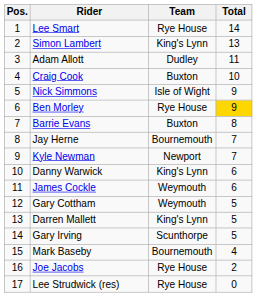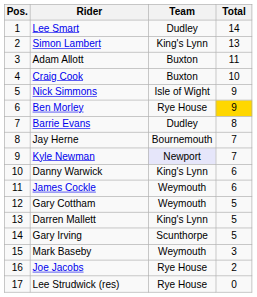(182, 28) Rye House -> (182, 28) Dudley
(182, 60) Dudley -> (182, 60) Buxton
(182, 124) Buxton -> (182, 124) Dudley
(182, 156) no background -> (182, 156) lavender background
(182, 252) Bournemouth -> (182, 252) Weymouth
(234, 252) 4 -> (234, 252) 3
